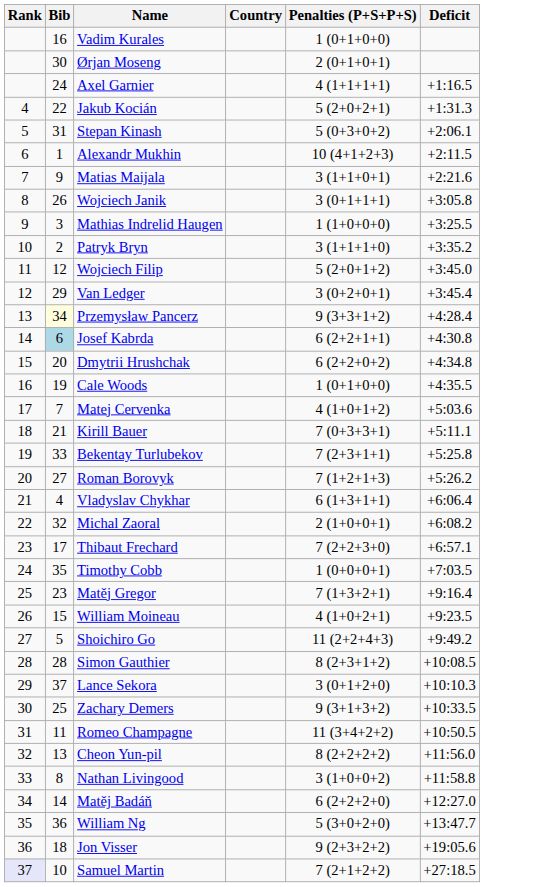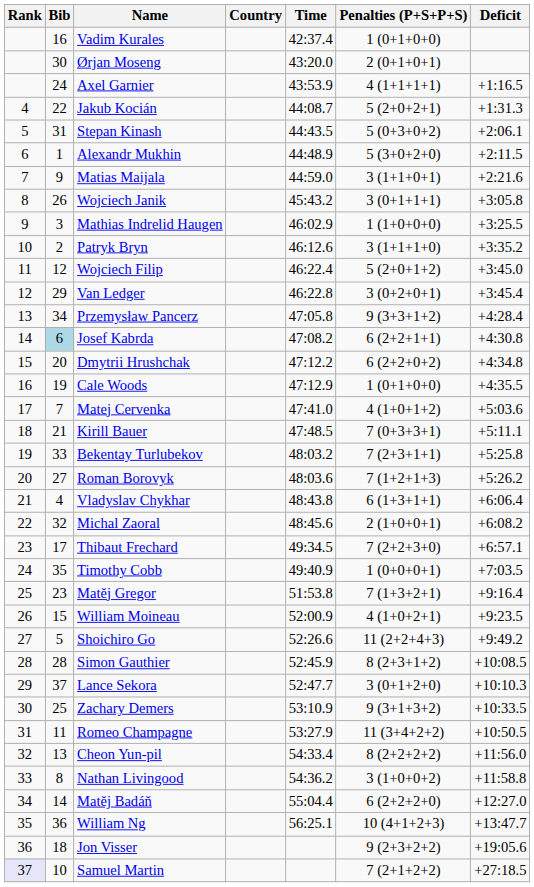+ column: (311, 16)
(353, 154) 10 (4+1+2+3) -> (403, 154) 5 (3+0+2+0)
(59, 316) lightyellow background -> (59, 316) no background
(353, 824) 5 (3+0+2+0) -> (403, 824) 10 (4+1+2+3)
